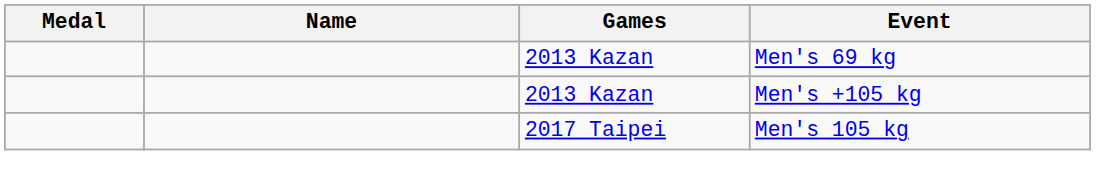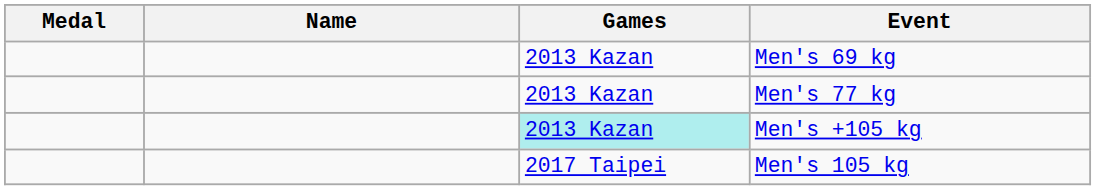+ row: (825, 95)
(589, 95) no background -> (589, 131) paleturquoise background
